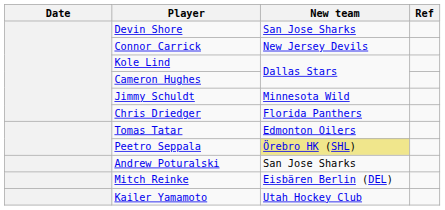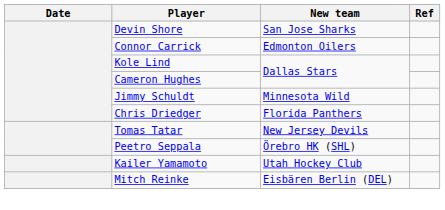(316, 46) New Jersey Devils -> (309, 46) Edmonton Oilers
(309, 130) Edmonton Oilers -> (316, 130) New Jersey Devils
(309, 147) khaki background -> (309, 147) no background
- row: (167, 163)
rows swapped: (152, 180) <-> (161, 197)
